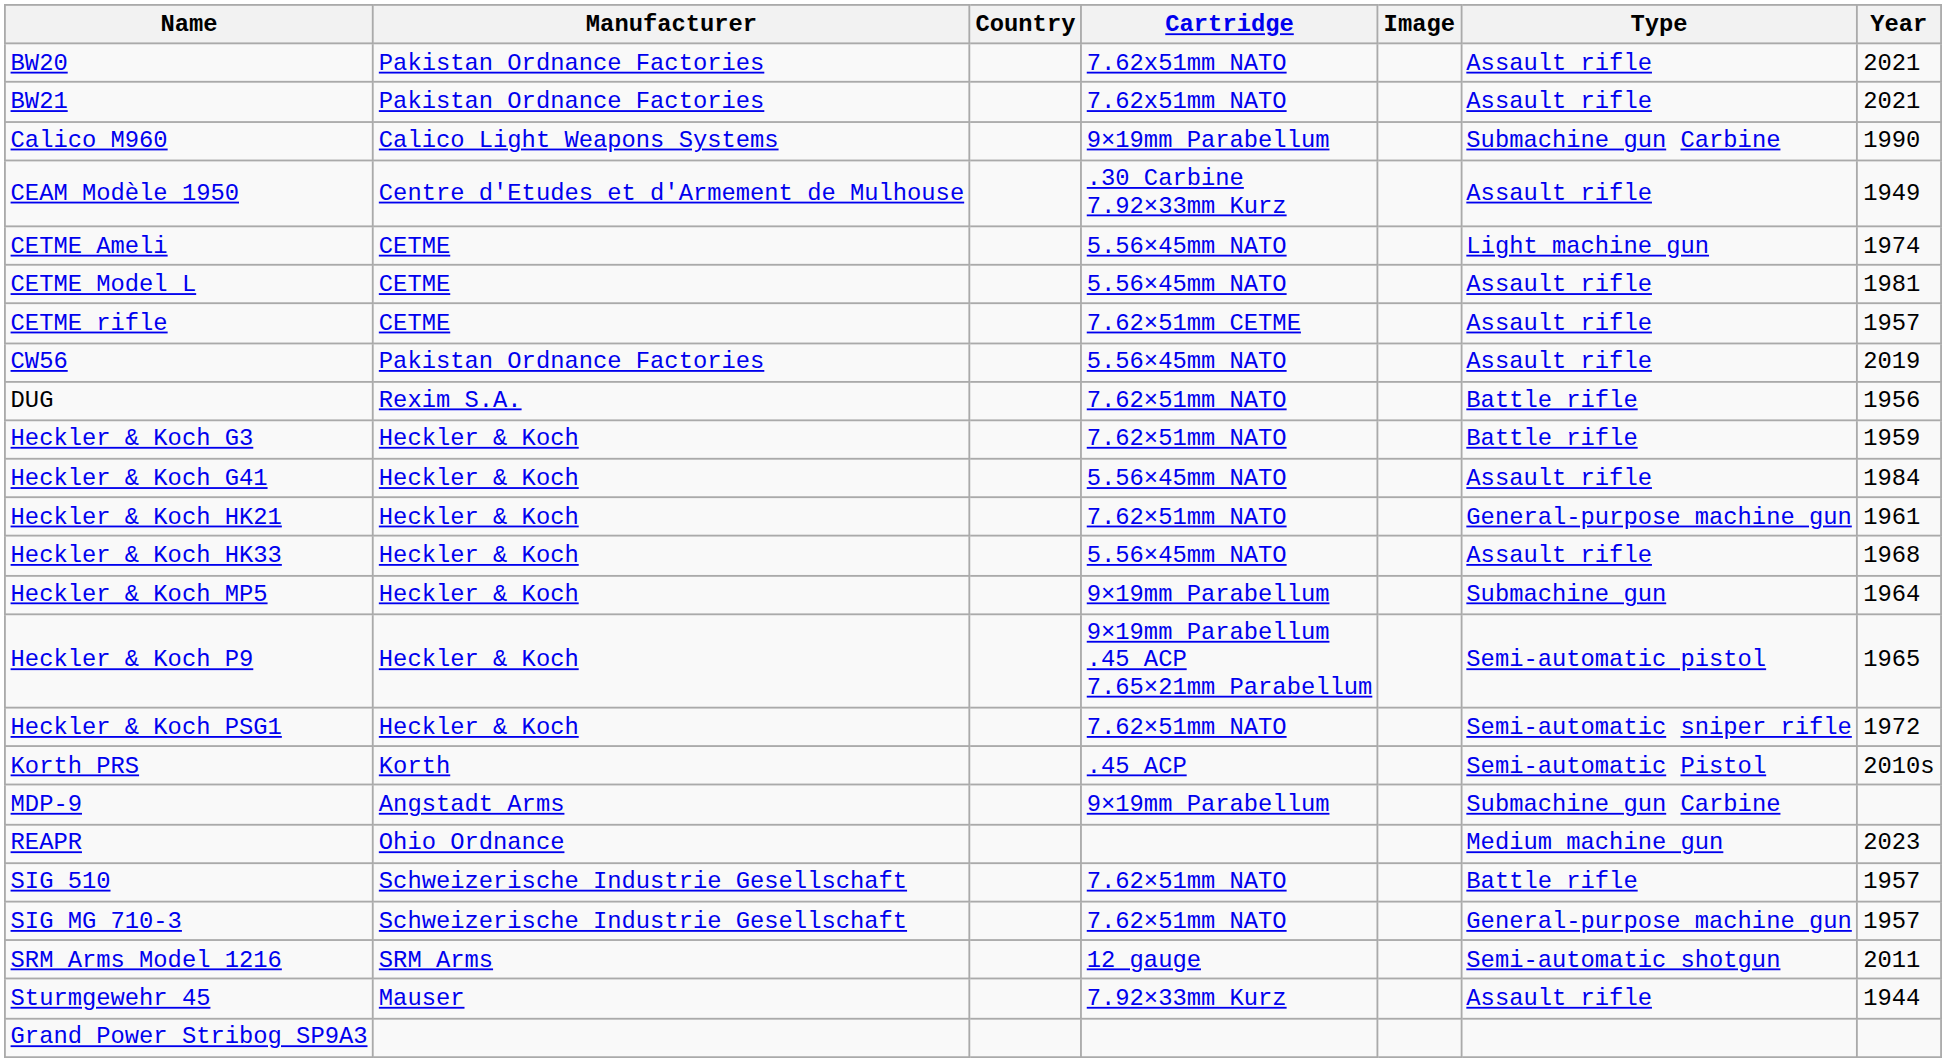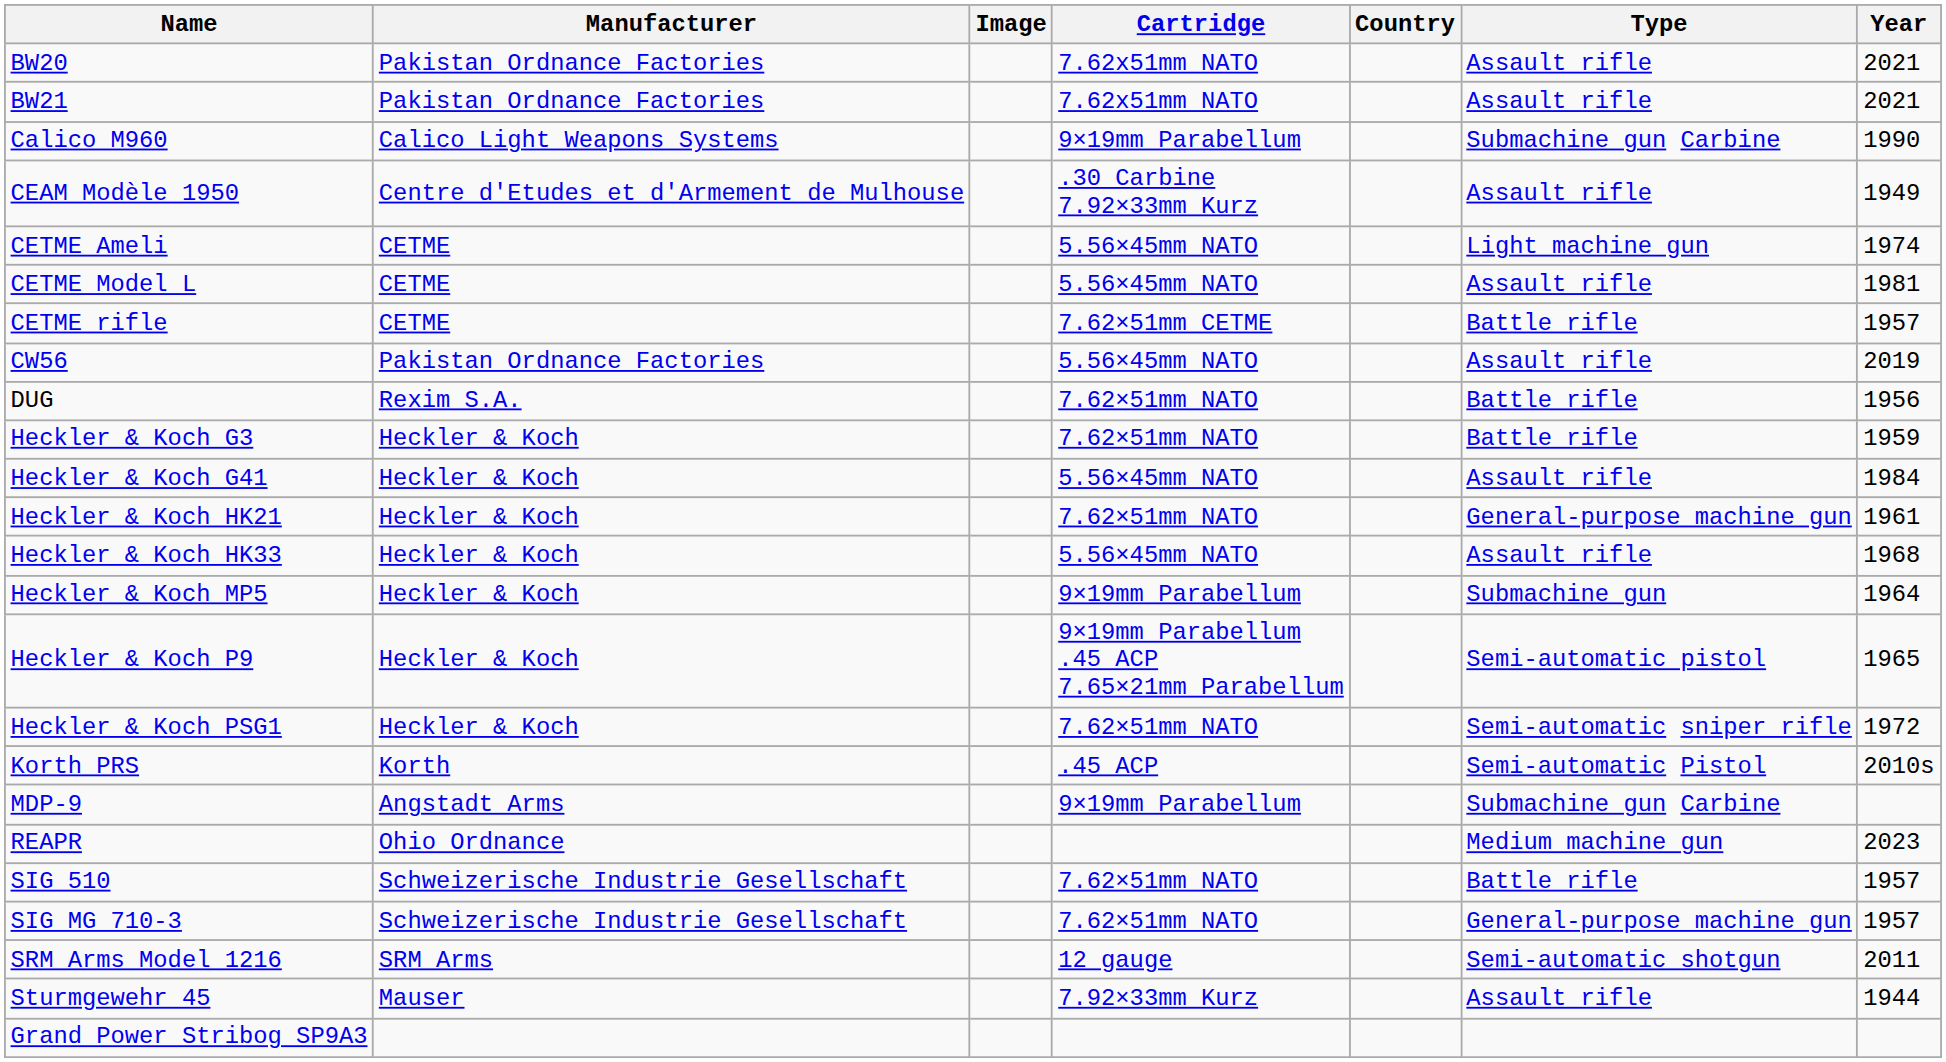columns swapped: (1419, 24) <-> (1025, 24)
(1559, 323) Assault rifle -> (1552, 323) Battle rifle
